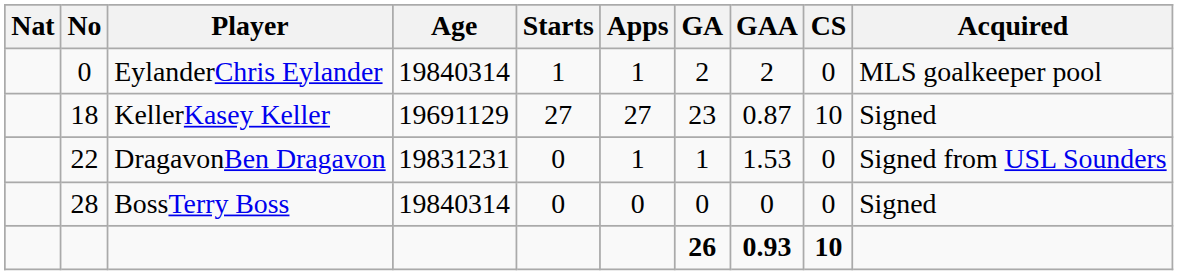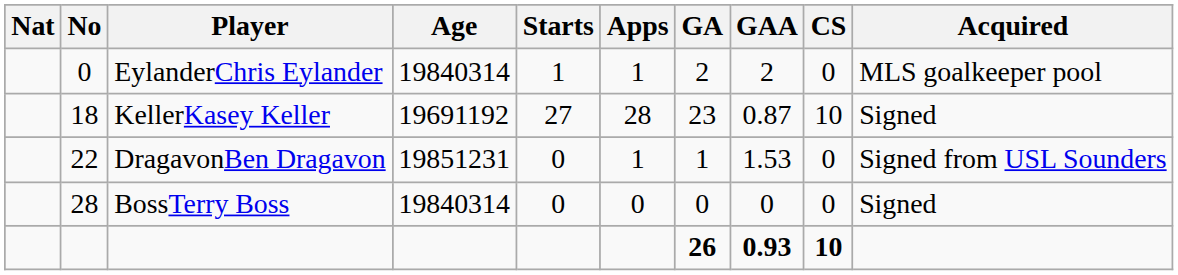(454, 114) 19691129 -> (454, 114) 19691192
(638, 114) 27 -> (638, 114) 28
(454, 159) 19831231 -> (454, 159) 19851231
